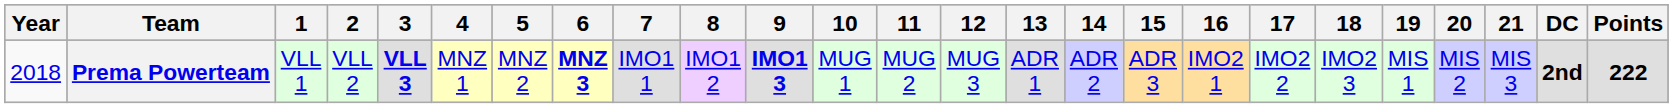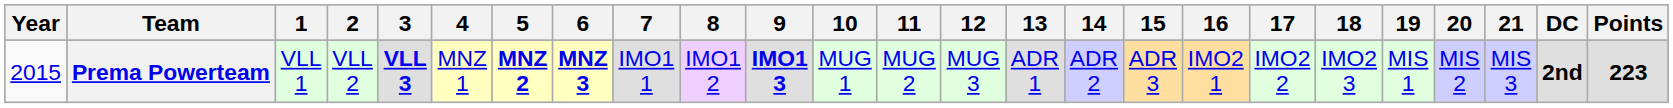(36, 71) 2018 -> (36, 71) 2015
(523, 71) normal -> (523, 71) bold
(1628, 71) 222 -> (1628, 71) 223
